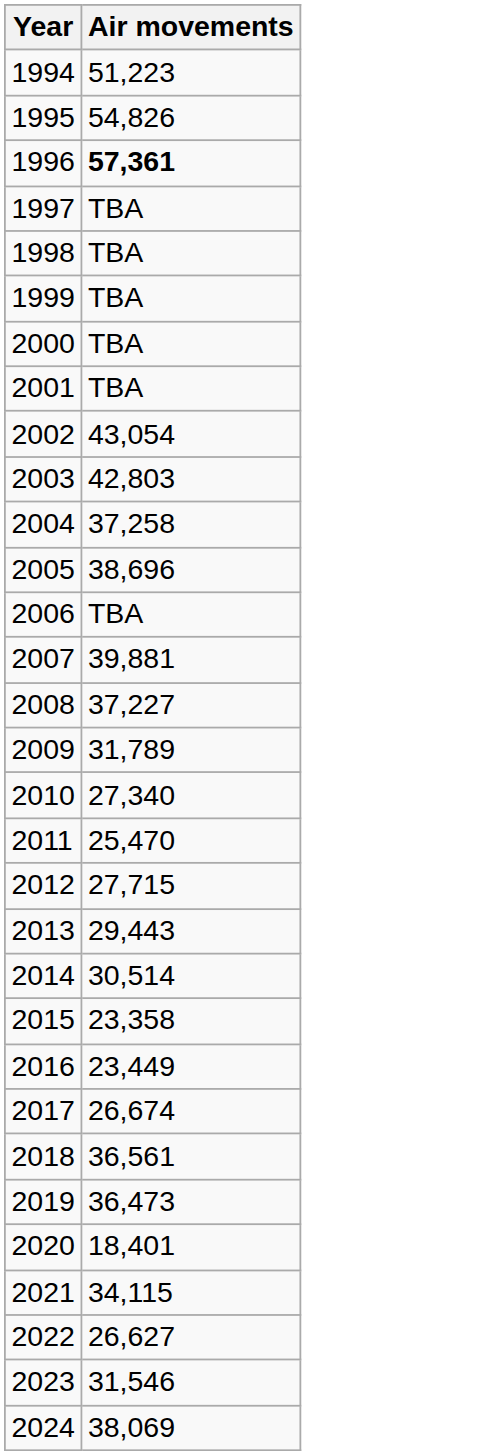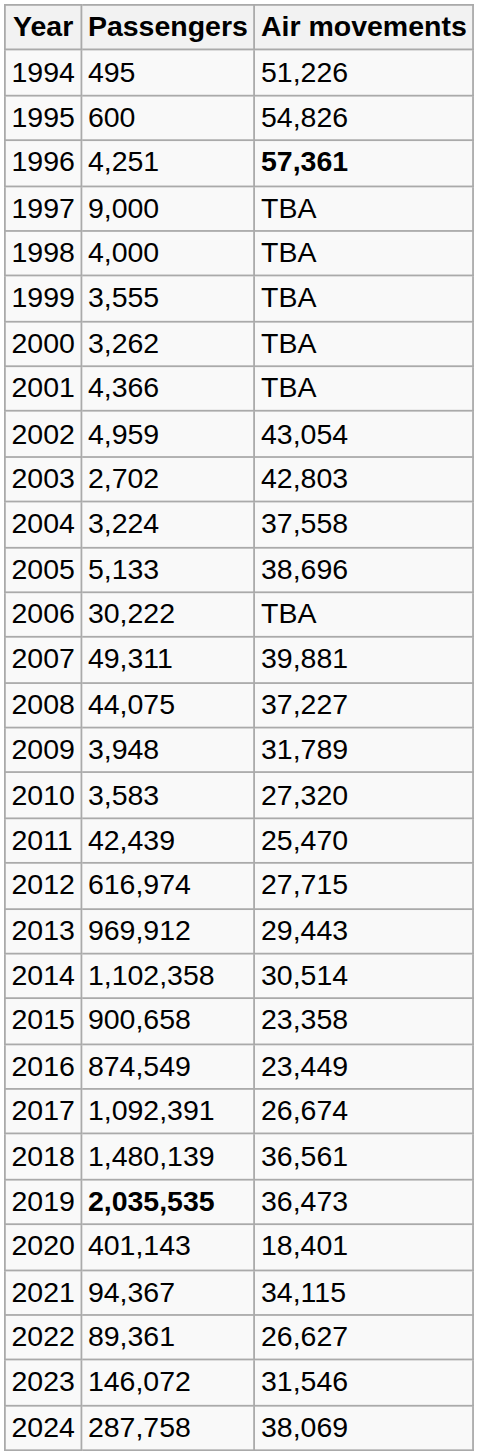+ column: (168, 27)
(131, 72) 51,223 -> (305, 72) 51,226
(131, 523) 37,258 -> (305, 523) 37,558
(131, 794) 27,340 -> (305, 794) 27,320
